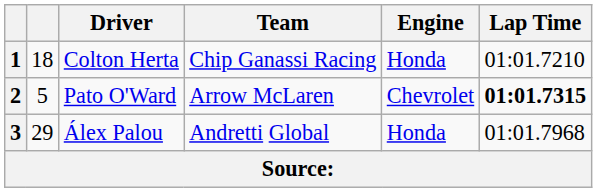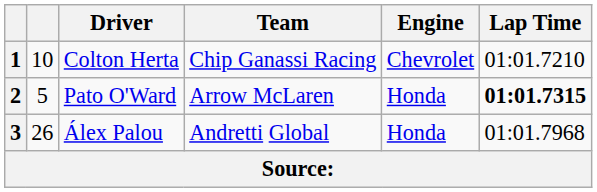(42, 59) 18 -> (42, 59) 10
(416, 59) Honda -> (430, 59) Chevrolet
(430, 96) Chevrolet -> (416, 96) Honda
(42, 132) 29 -> (42, 132) 26
